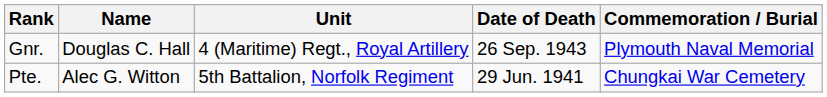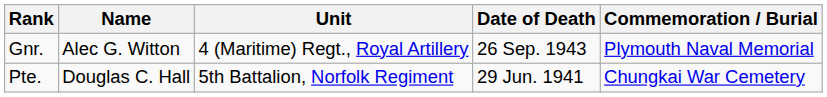(126, 48) Douglas C. Hall -> (121, 48) Alec G. Witton
(121, 77) Alec G. Witton -> (126, 77) Douglas C. Hall
